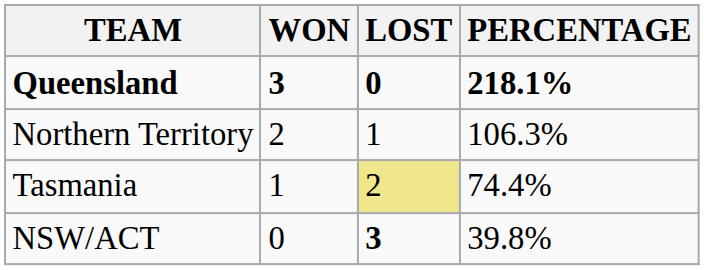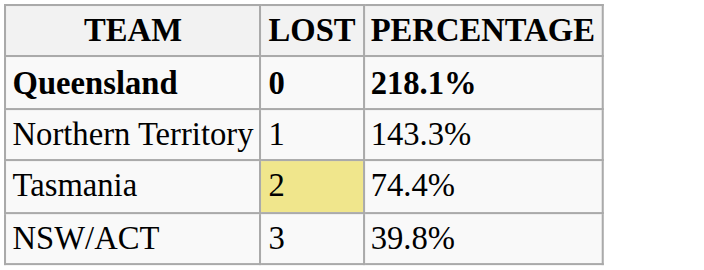- column: (309, 30)
(518, 133) 106.3% -> (421, 133) 143.3%
(373, 237) bold -> (277, 237) normal
